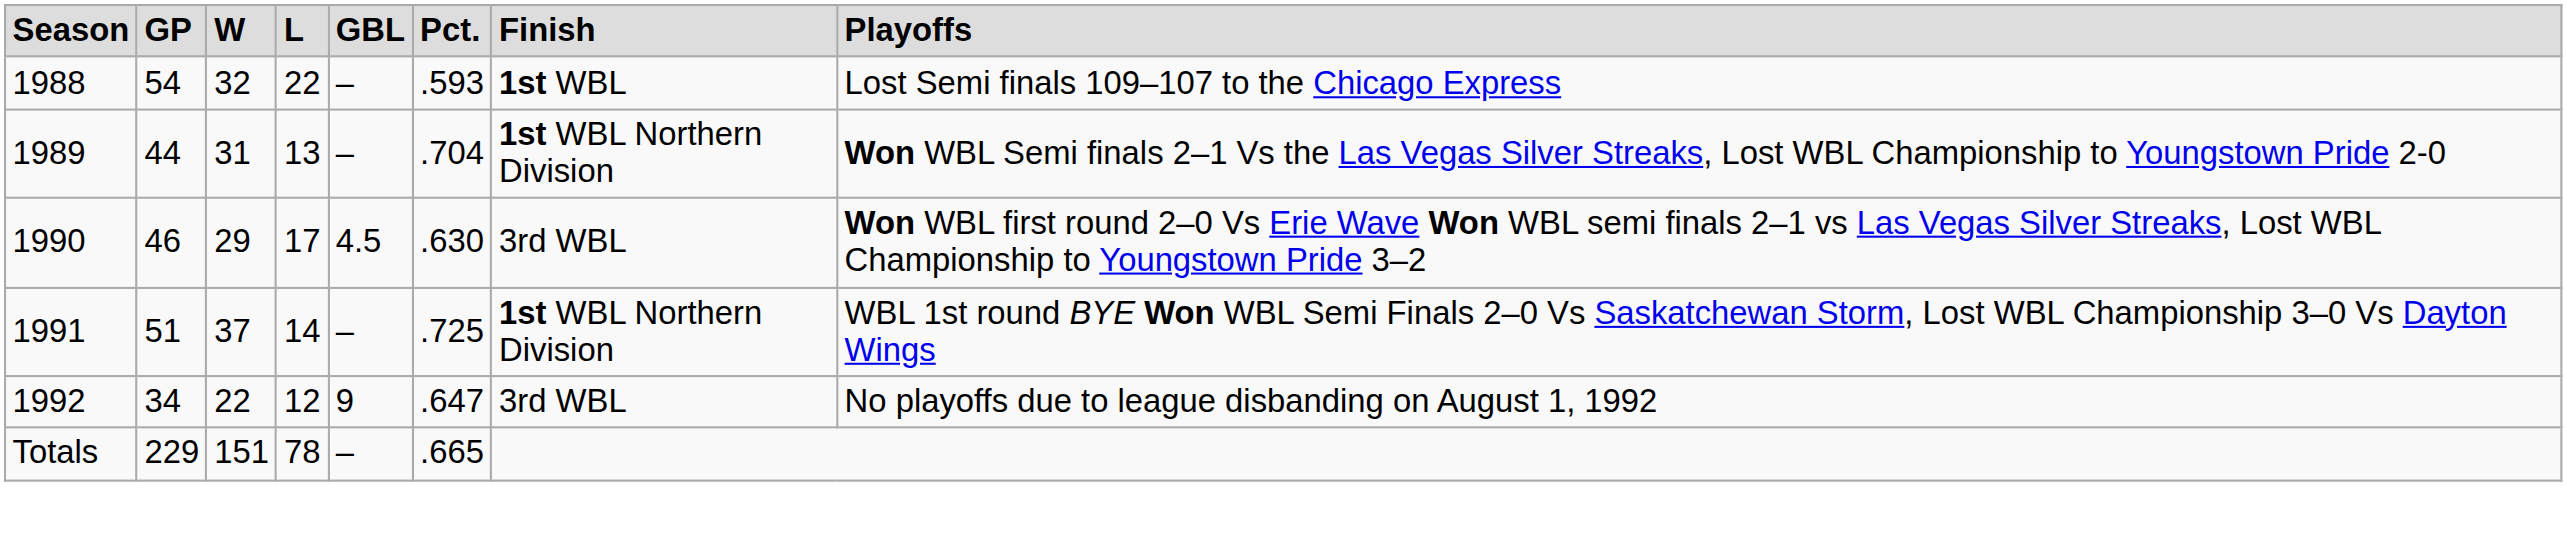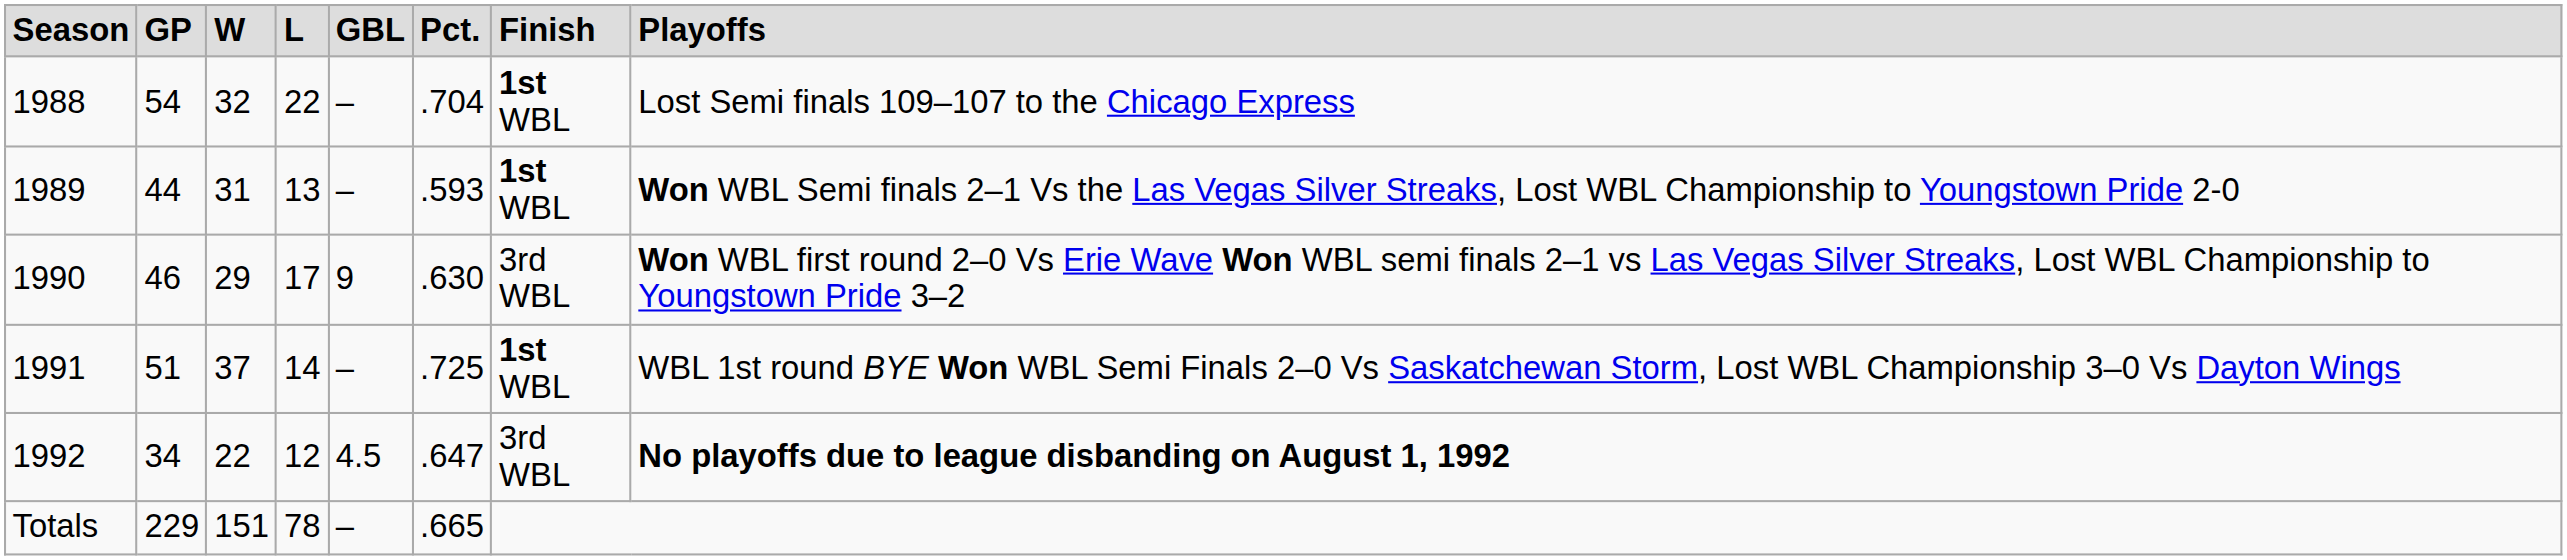(452, 82) .593 -> (452, 100) .704
(452, 152) .704 -> (452, 189) .593
(631, 152) 1st WBL Northern Division -> (535, 189) 1st WBL
(359, 241) 4.5 -> (345, 278) 9
(631, 330) 1st WBL Northern Division -> (535, 367) 1st WBL
(345, 401) 9 -> (359, 456) 4.5
(1251, 401) normal -> (1074, 456) bold
